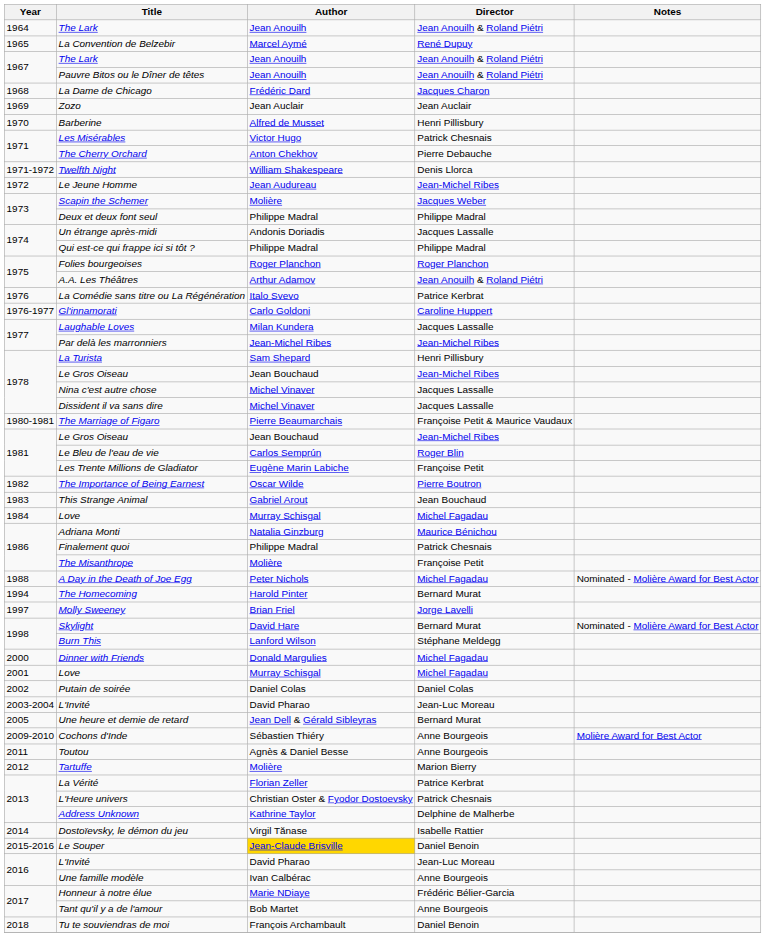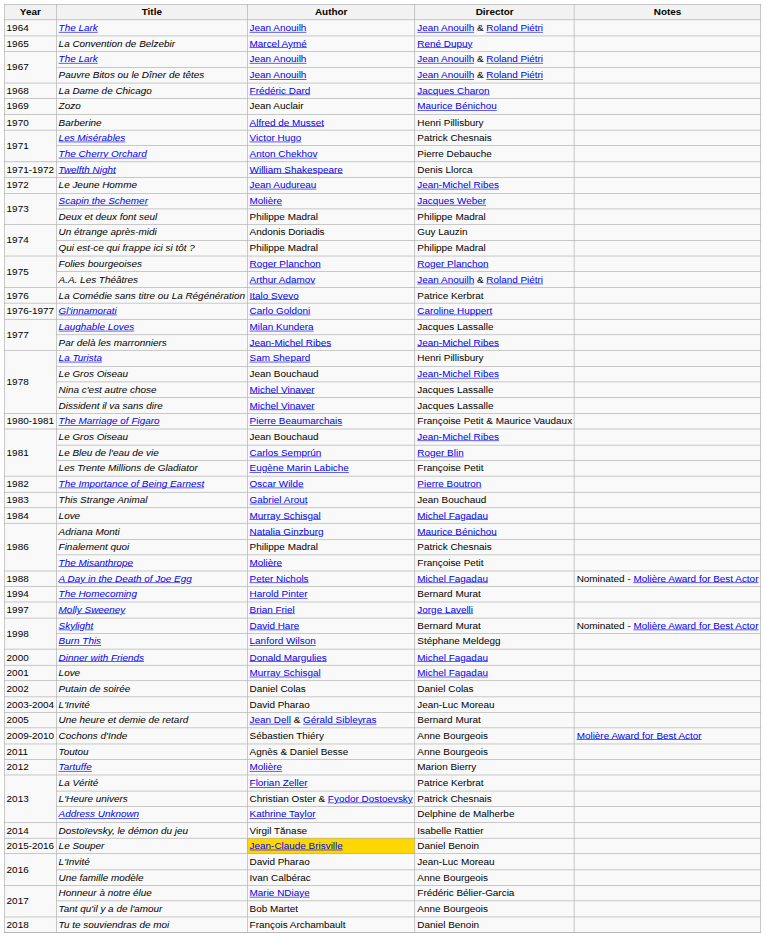(444, 106) Jean Auclair -> (457, 106) Maurice Bénichou
(455, 232) Jacques Lassalle -> (442, 232) Guy Lauzin
